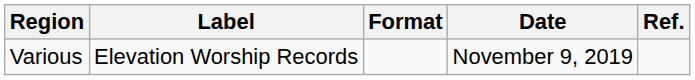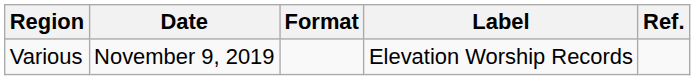columns swapped: (543, 21) <-> (226, 21)
